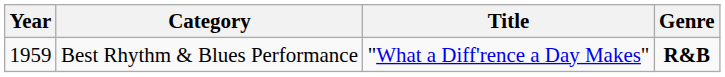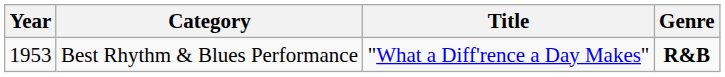(30, 54) 1959 -> (30, 54) 1953
